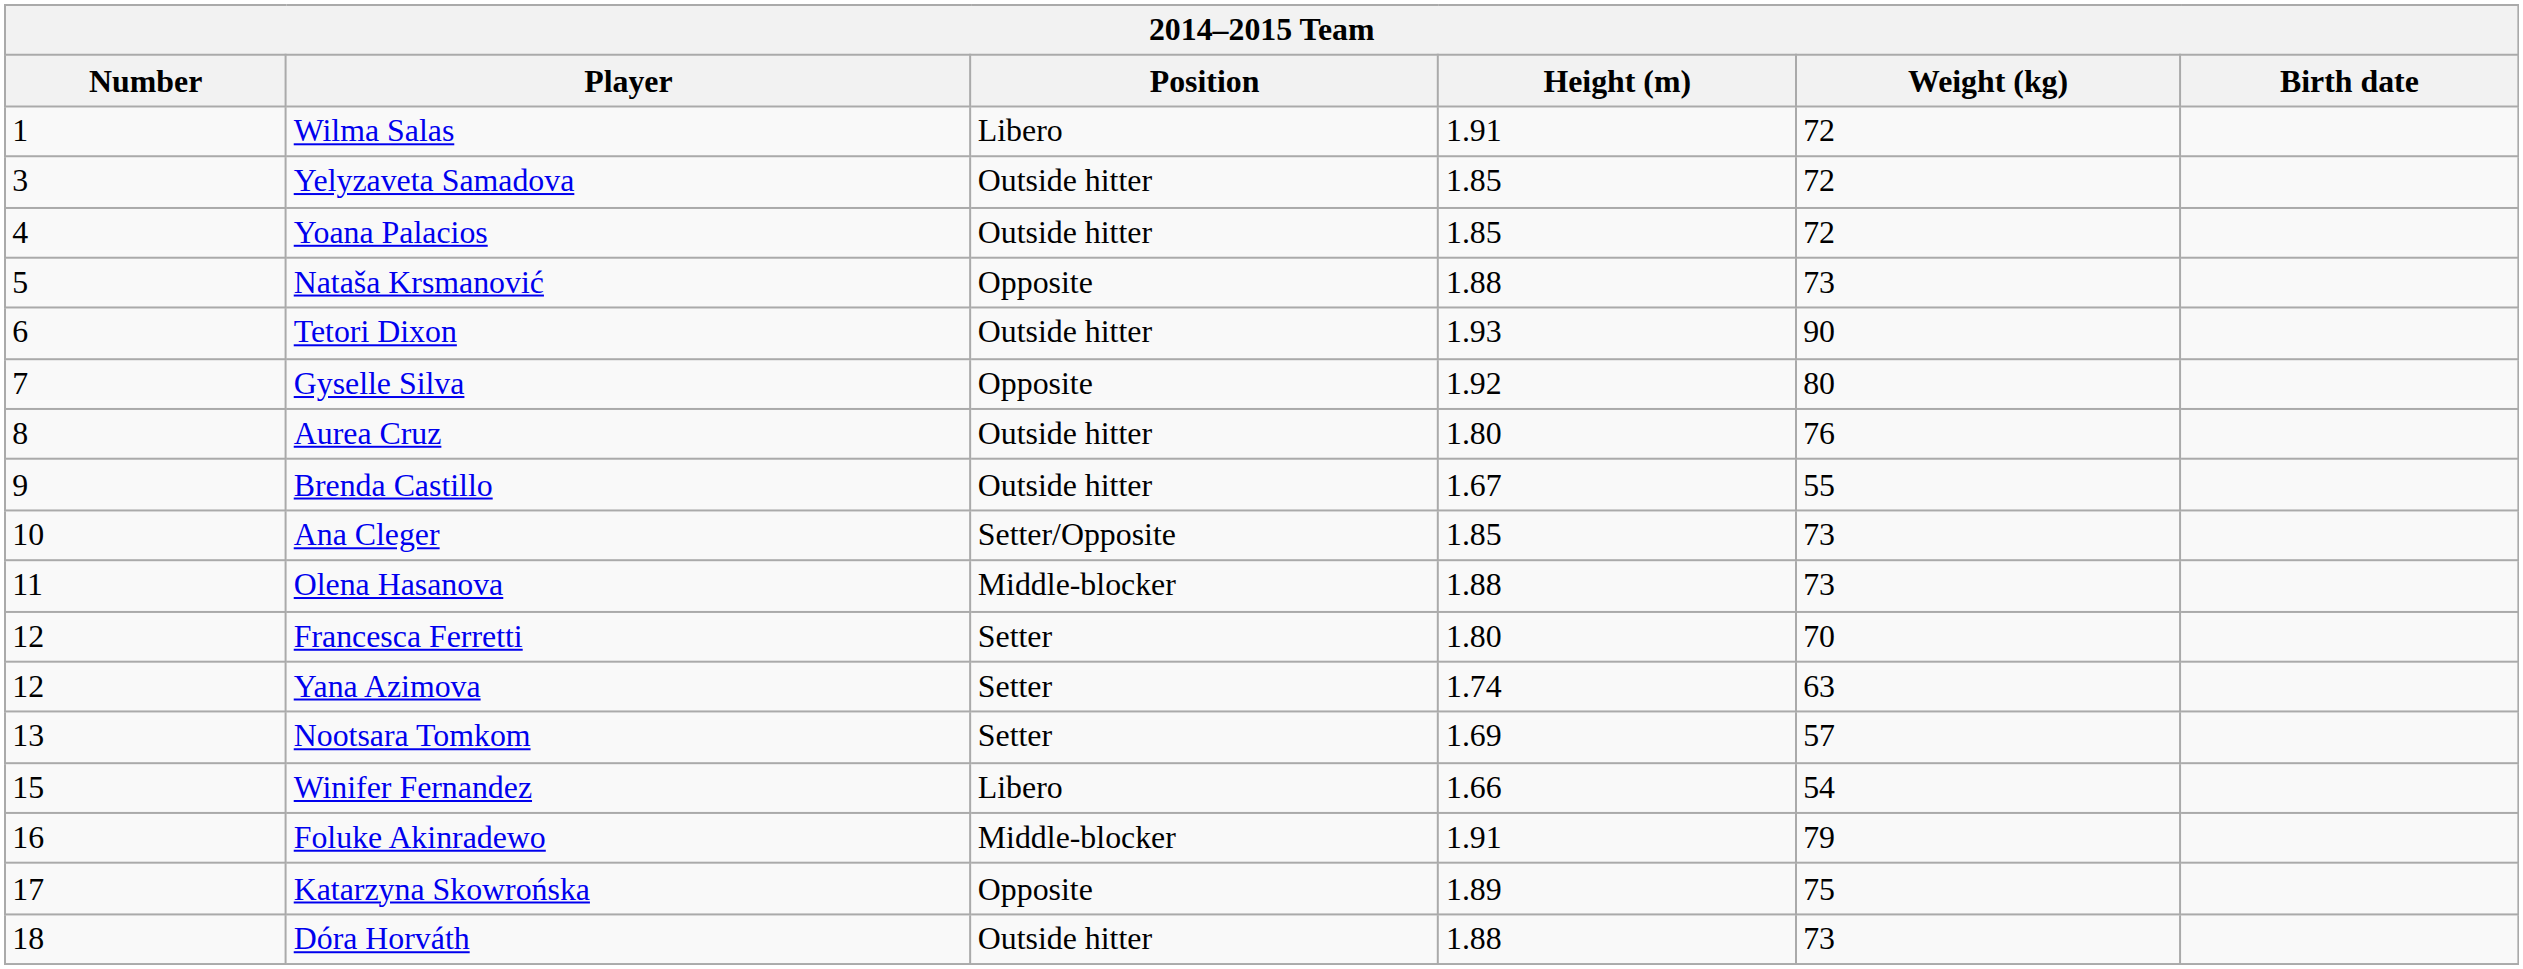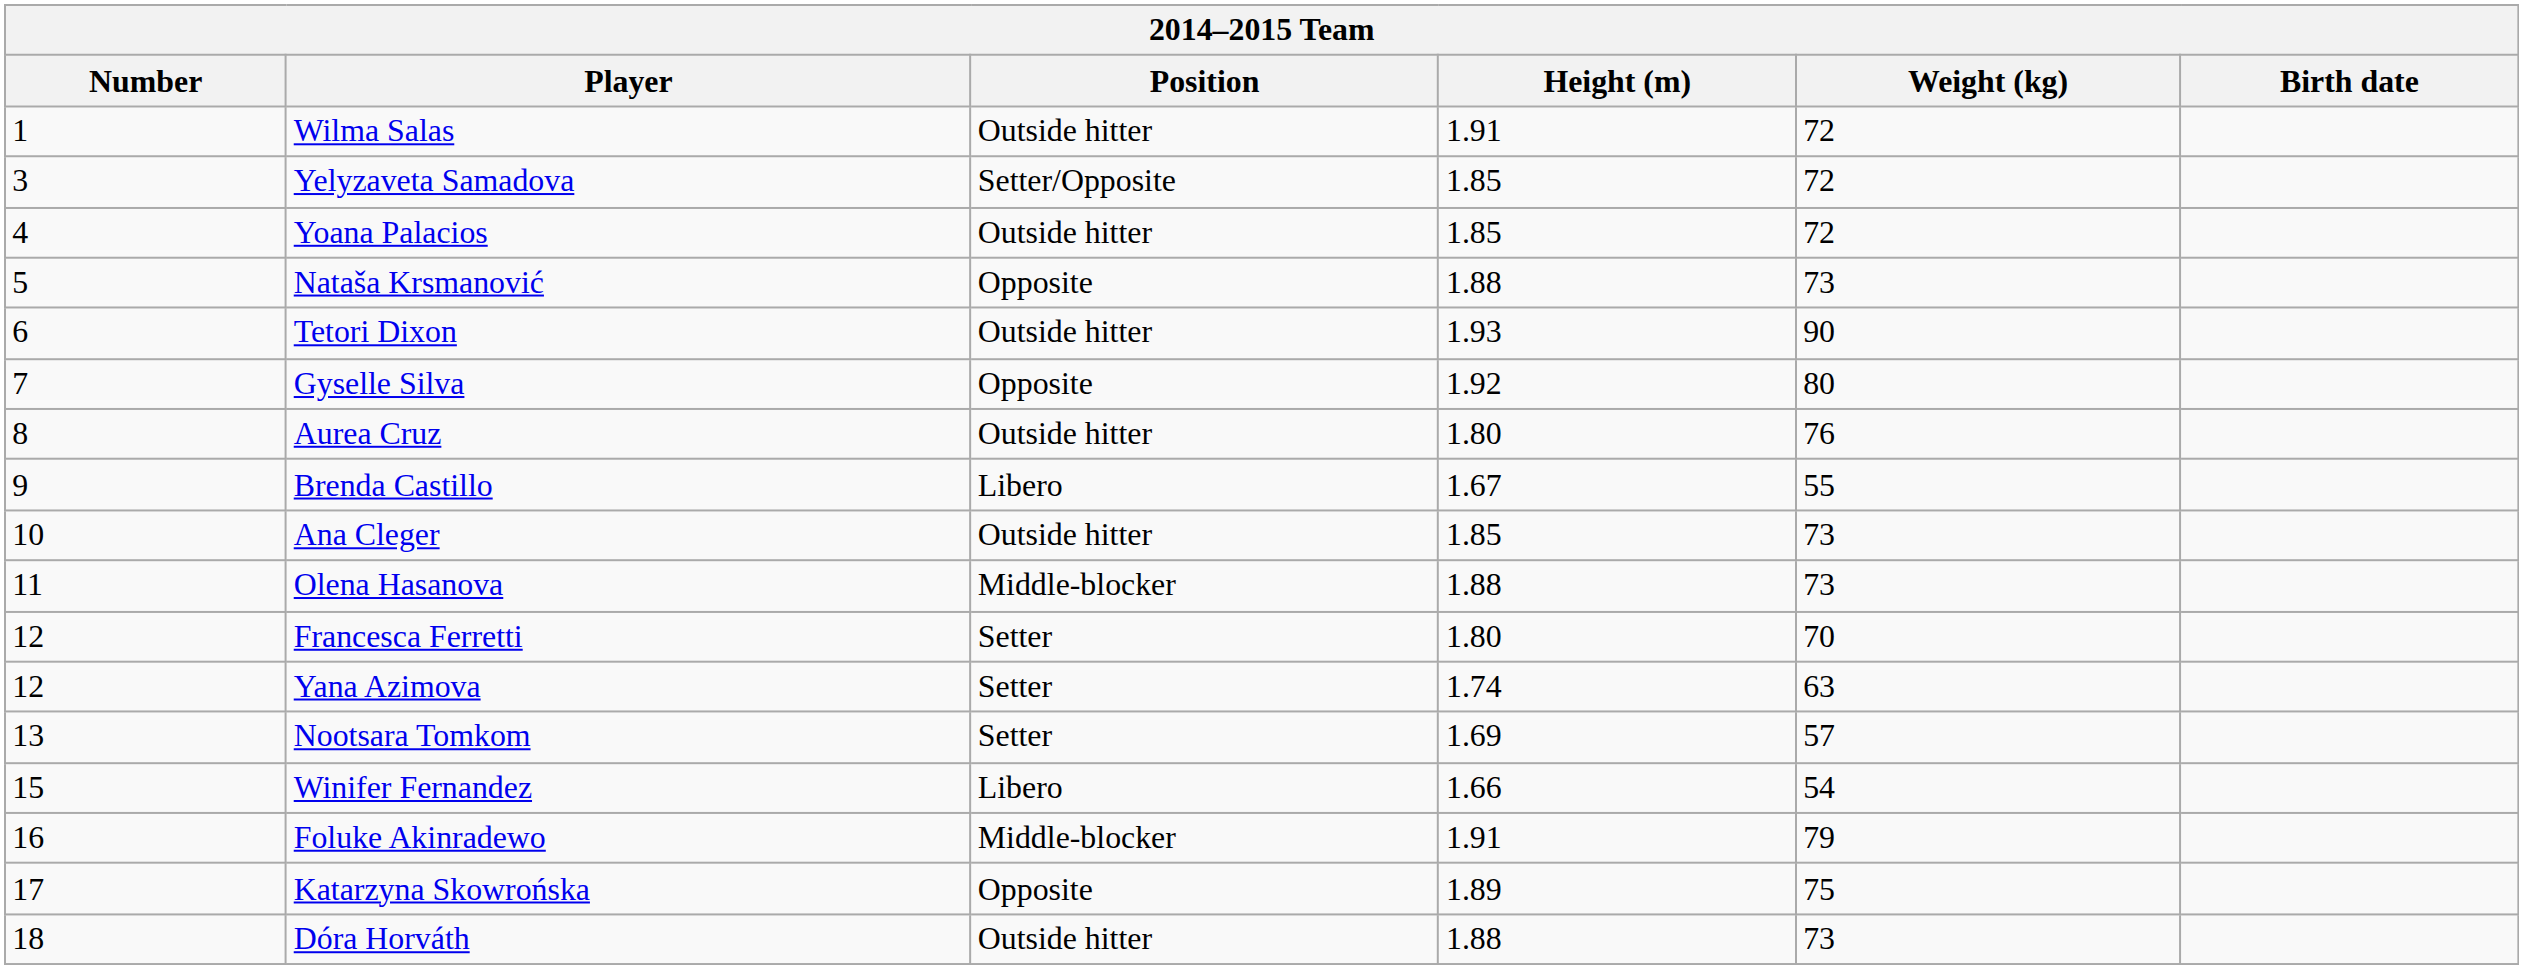(1020, 130) Libero -> (1065, 130) Outside hitter
(1065, 181) Outside hitter -> (1077, 181) Setter/Opposite
(1065, 484) Outside hitter -> (1020, 484) Libero
(1077, 534) Setter/Opposite -> (1065, 534) Outside hitter
